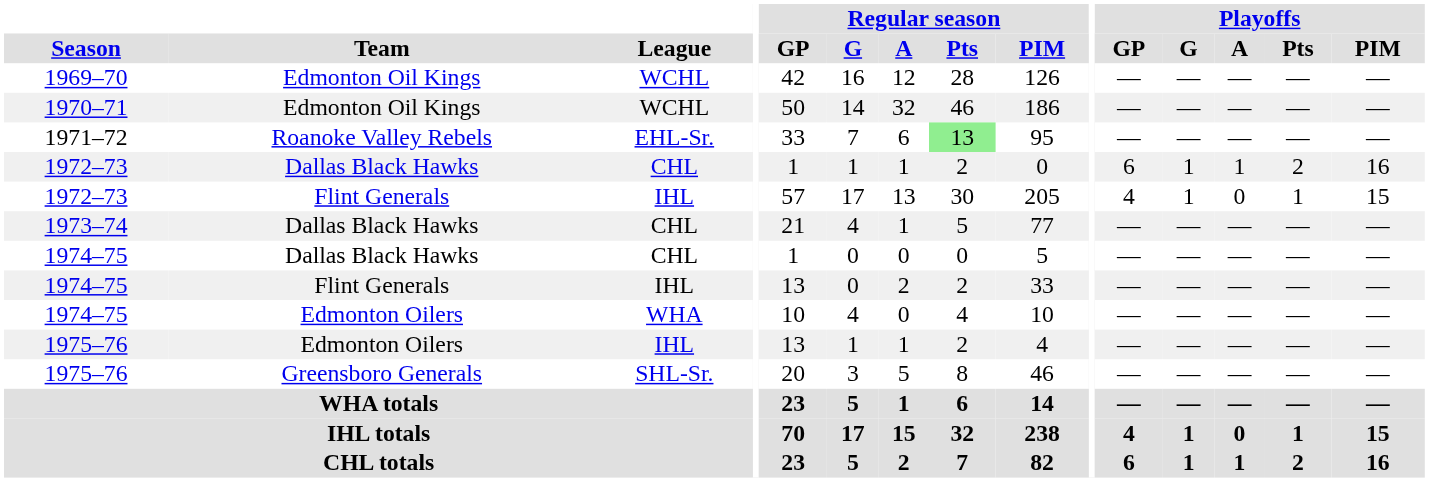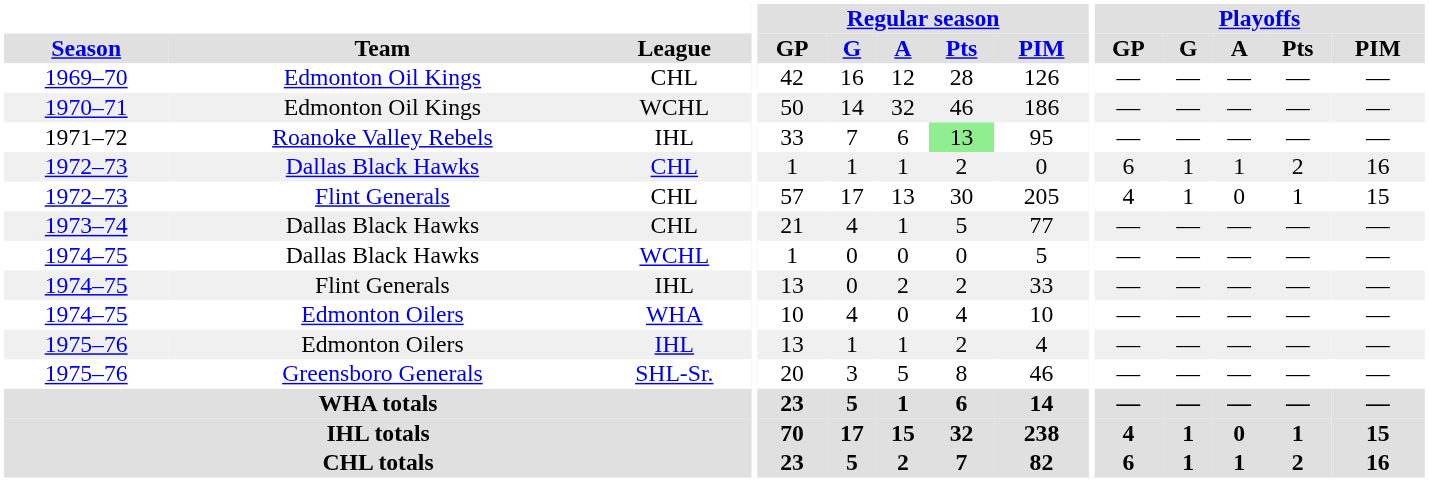(674, 77) WCHL -> (674, 77) CHL
(674, 136) EHL-Sr. -> (674, 136) IHL
(674, 196) IHL -> (674, 196) CHL
(674, 255) CHL -> (674, 255) WCHL
